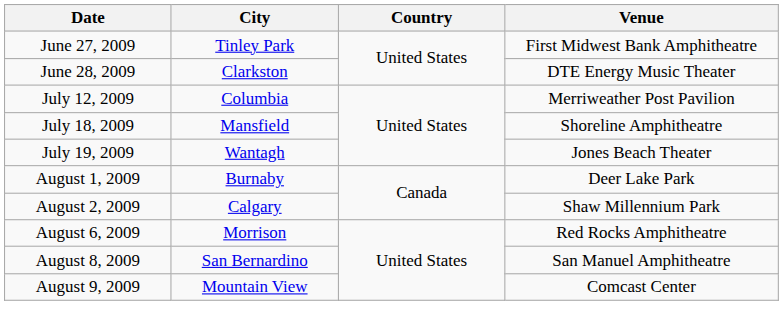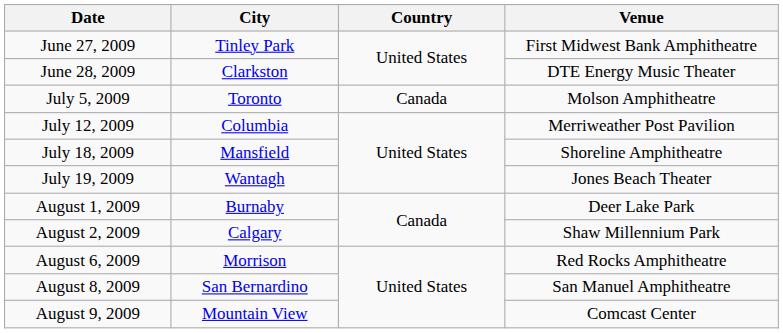+ row: (88, 98)
